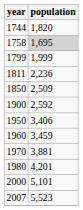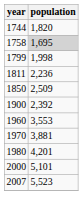(42, 58) 1,999 -> (42, 58) 1,998
(42, 105) 2,592 -> (42, 105) 2,392
- row: (16, 120)
(42, 136) 3,459 -> (42, 120) 3,553
